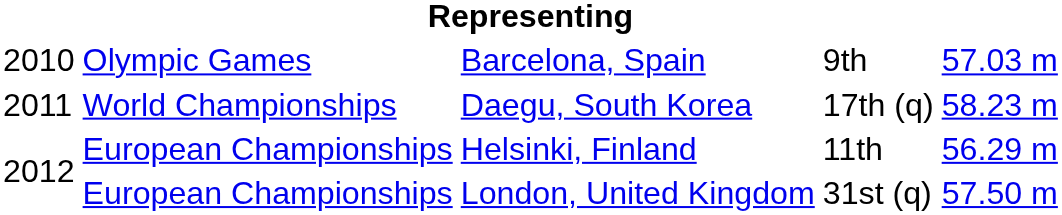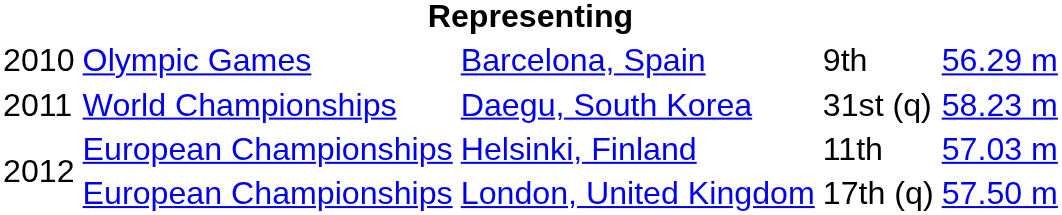(1000, 60) 57.03 m -> (1000, 60) 56.29 m
(878, 105) 17th (q) -> (877, 105) 31st (q)
(1000, 149) 56.29 m -> (1000, 149) 57.03 m
(877, 193) 31st (q) -> (878, 193) 17th (q)
